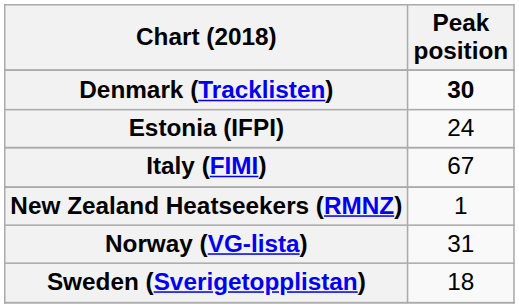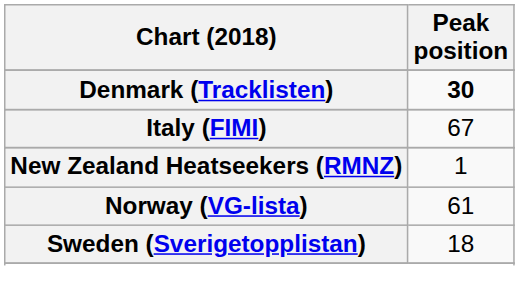- row: (206, 128)
(461, 243) 31 -> (461, 205) 61
